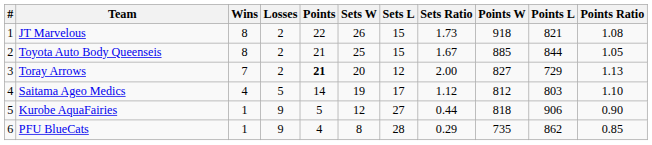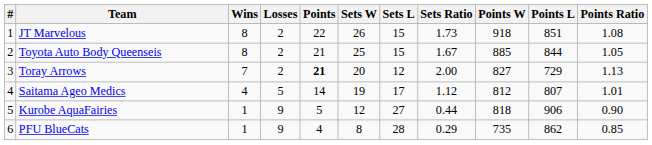(553, 33) 821 -> (553, 33) 851
(553, 91) 803 -> (553, 91) 807
(612, 91) 1.10 -> (612, 91) 1.01
